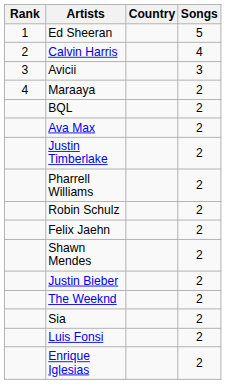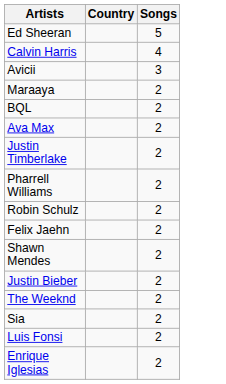- column: (25, 14)
